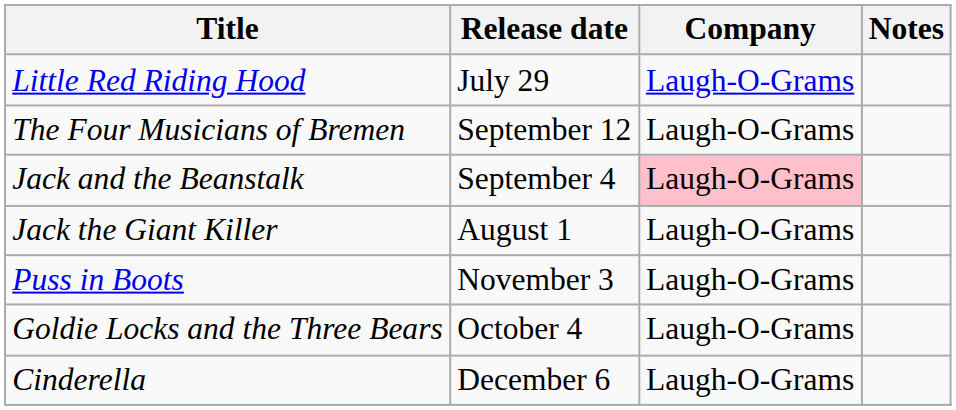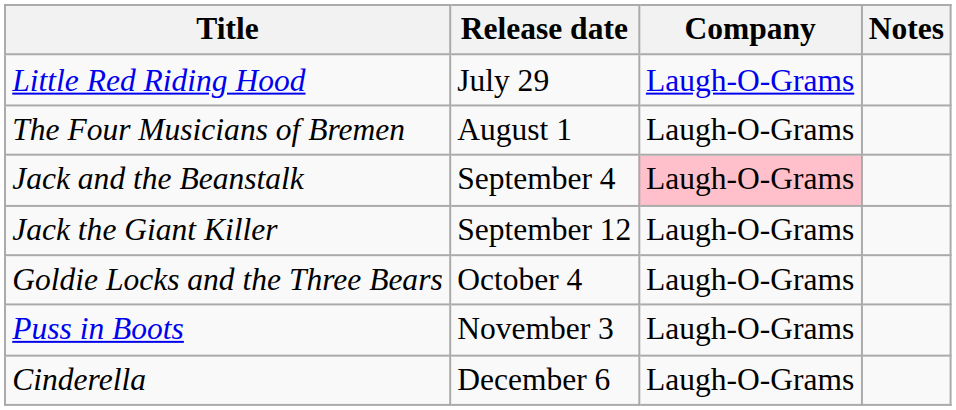(544, 129) September 12 -> (515, 129) August 1
(515, 229) August 1 -> (544, 229) September 12
rows swapped: (227, 329) <-> (98, 279)
